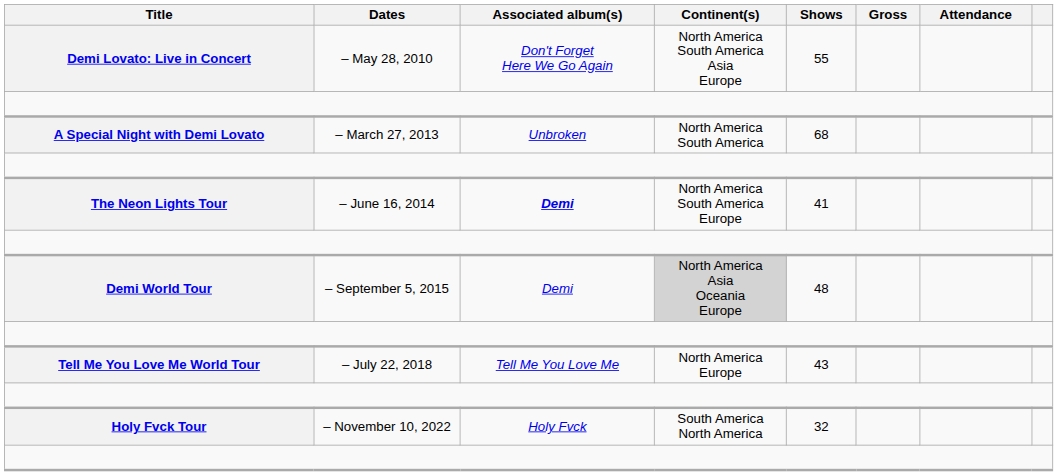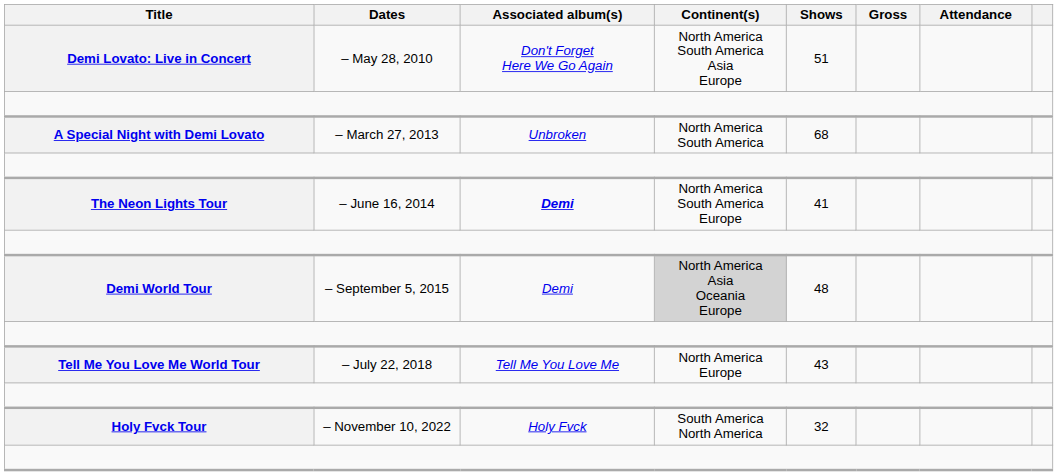(821, 58) 55 -> (821, 58) 51
